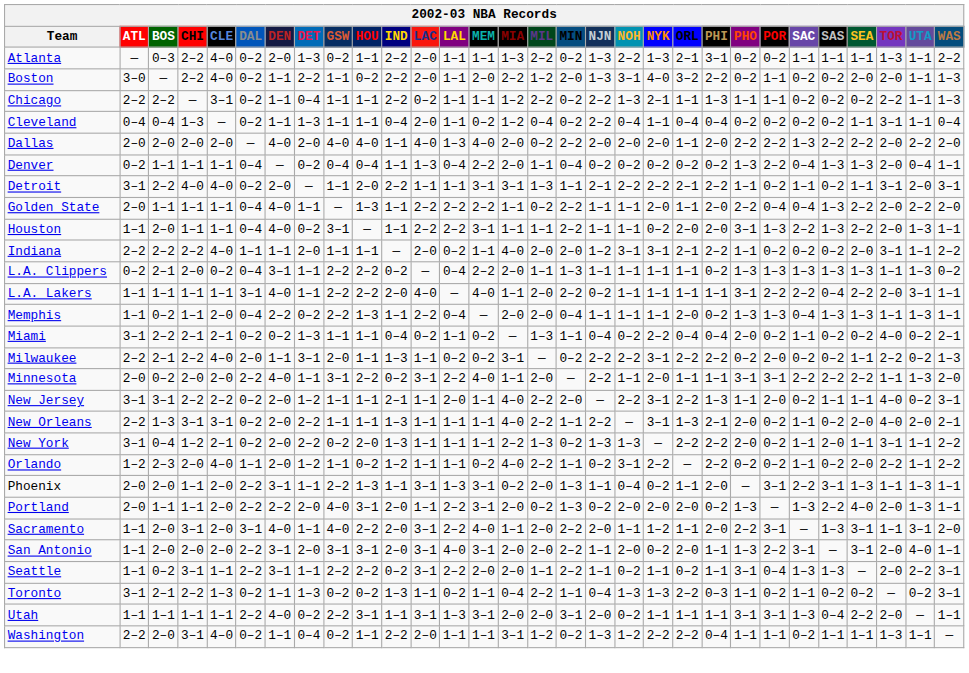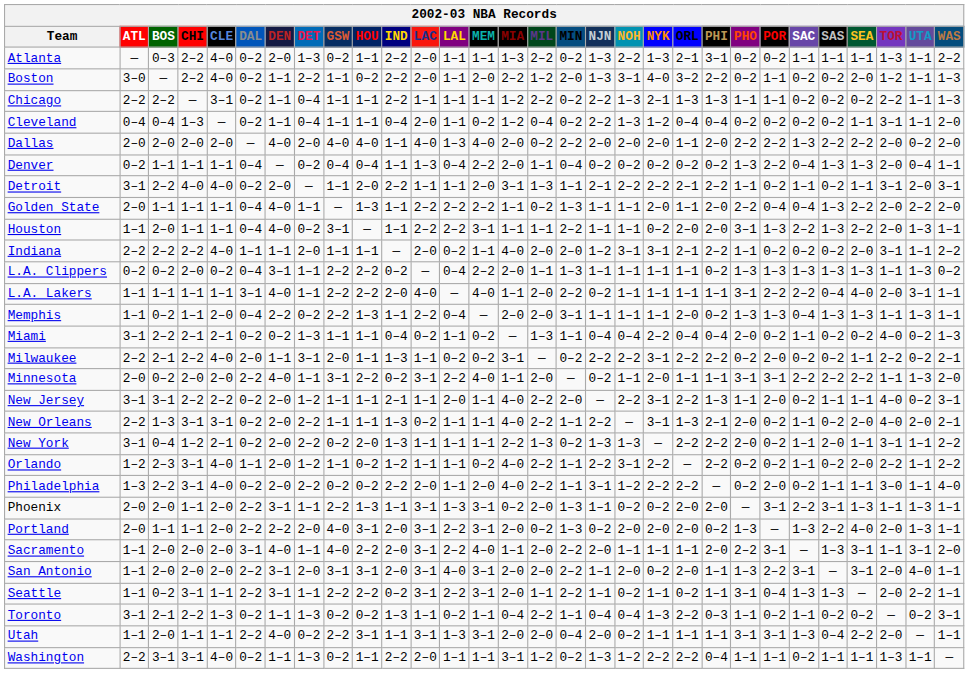(891, 79) 2–0 -> (891, 79) 1–2
(425, 101) 0–2 -> (425, 101) 1–1
(687, 101) 1–1 -> (687, 101) 1–3
(309, 122) 1–3 -> (309, 122) 0–4
(629, 122) 0–4 -> (629, 122) 1–3
(658, 122) 1–1 -> (658, 122) 1–2
(949, 122) 0–4 -> (949, 122) 2–0
(920, 143) 2–2 -> (920, 143) 0–2
(484, 186) 3–1 -> (484, 186) 2–0
(571, 208) 2–2 -> (571, 208) 1–3
(163, 272) 2–1 -> (163, 272) 0–2
(862, 293) 2–2 -> (862, 293) 4–0
(571, 315) 0–4 -> (571, 315) 3–1
(629, 336) 0–2 -> (629, 336) 0–4
(949, 336) 2–1 -> (949, 336) 1–3
(949, 358) 1–3 -> (949, 358) 2–1
(600, 379) 2–2 -> (600, 379) 0–2
(425, 422) 1–1 -> (425, 422) 0–2
(192, 465) 2–0 -> (192, 465) 3–1
(600, 465) 0–2 -> (600, 465) 2–2
+ row: (54, 486)
(629, 486) 0–4 -> (629, 508) 0–2
(687, 486) 1–1 -> (687, 508) 2–0
(425, 508) 1–1 -> (425, 529) 3–1
(192, 529) 3–1 -> (192, 551) 2–0
(658, 529) 1–2 -> (658, 551) 1–1
(484, 572) 2–0 -> (484, 593) 3–1
(949, 572) 3–1 -> (949, 593) 1–1
(629, 593) 1–3 -> (629, 615) 0–4
(163, 615) 1–1 -> (163, 636) 2–0
(571, 615) 3–1 -> (571, 636) 0–4
(163, 636) 2–0 -> (163, 658) 3–1
(309, 636) 0–4 -> (309, 658) 1–3
